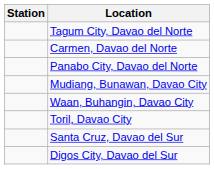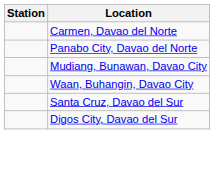- row: (121, 31)
- row: (91, 119)
